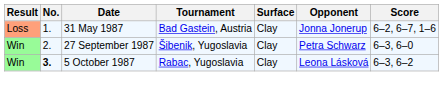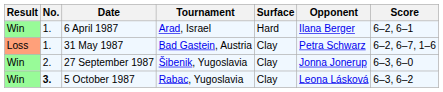+ row: (91, 28)
(333, 28) Jonna Jonerup -> (332, 45) Petra Schwarz
(332, 45) Petra Schwarz -> (333, 62) Jonna Jonerup
